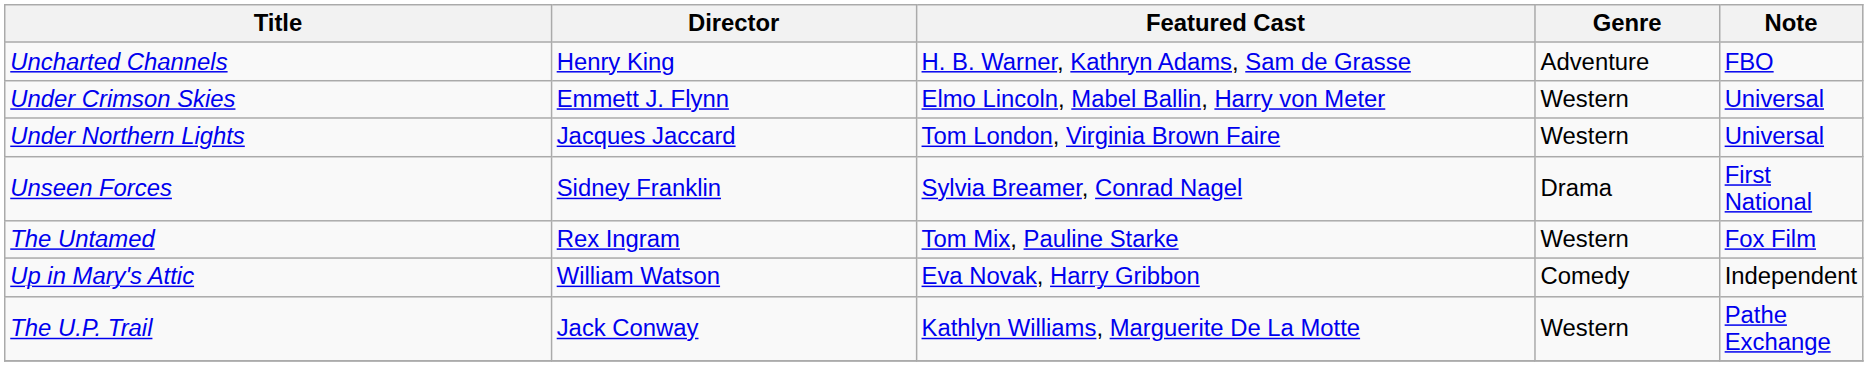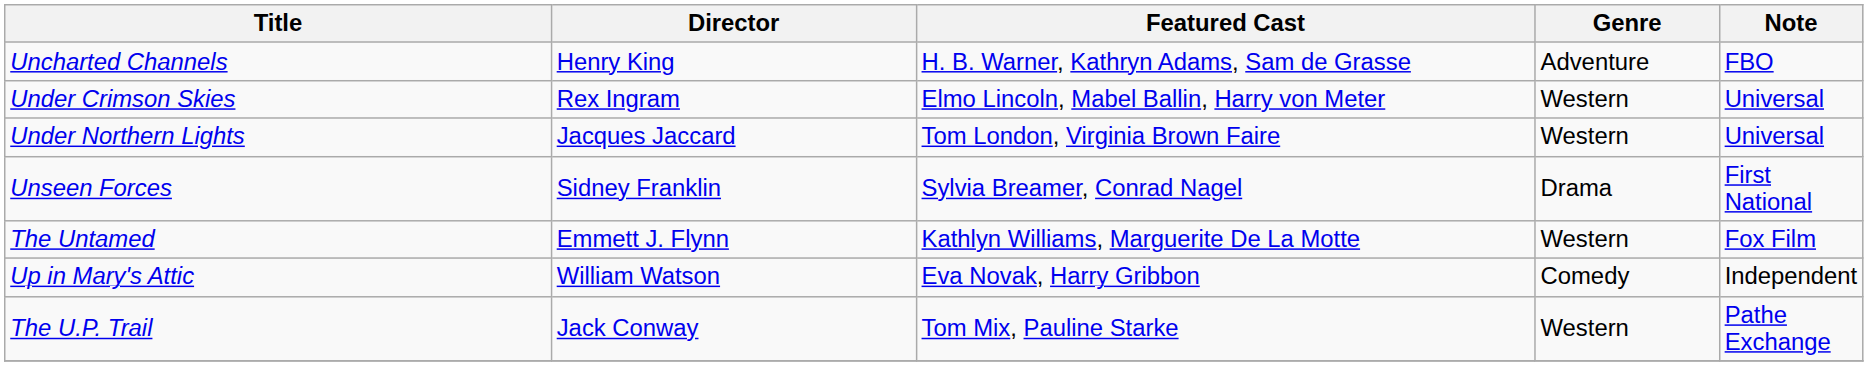(643, 99) Emmett J. Flynn -> (618, 99) Rex Ingram
(618, 239) Rex Ingram -> (643, 239) Emmett J. Flynn
(1050, 239) Tom Mix, Pauline Starke -> (1141, 239) Kathlyn Williams, Marguerite De La Motte
(1141, 328) Kathlyn Williams, Marguerite De La Motte -> (1050, 328) Tom Mix, Pauline Starke
